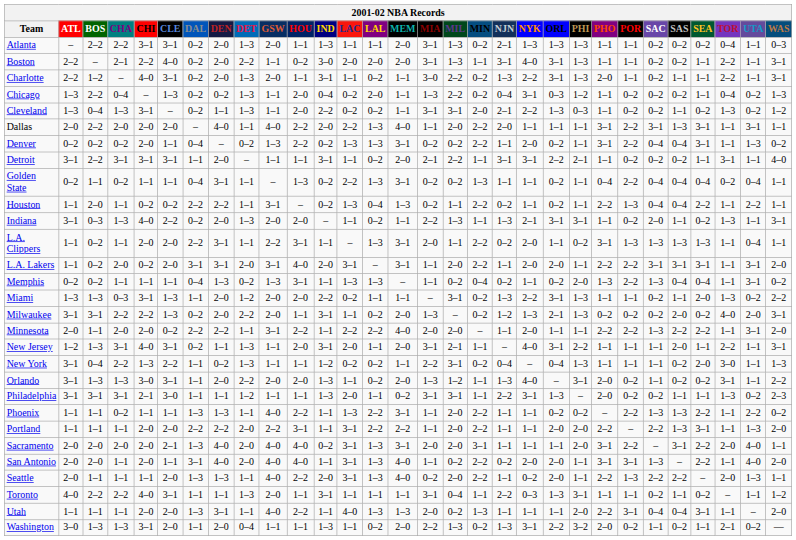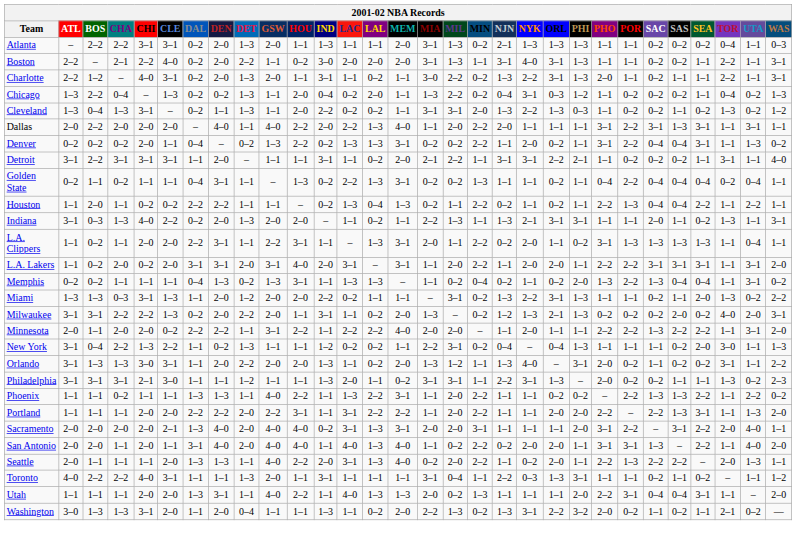(504, 111) 2–1 -> (504, 111) 1–3
(273, 205) 3–1 -> (273, 205) 1–1
(631, 221) 0–2 -> (631, 221) 1–1
- row: (30, 347)
(350, 462) 3–1 -> (350, 446) 4–0
